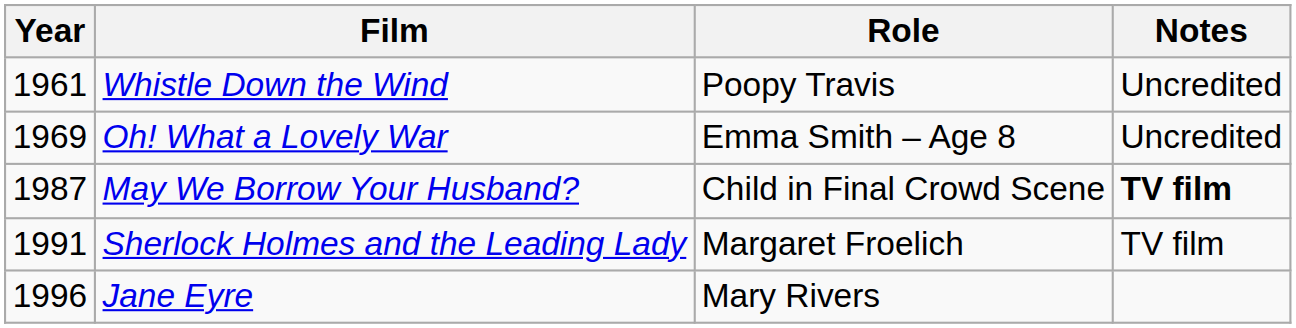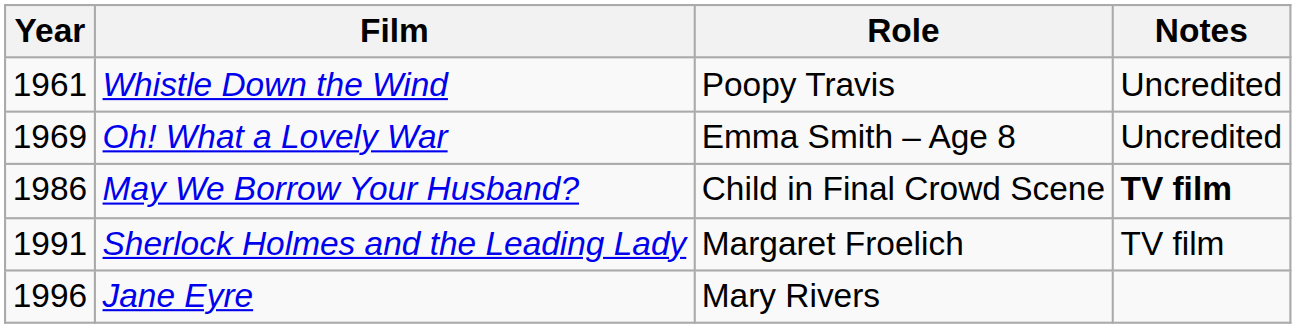(50, 190) 1987 -> (50, 190) 1986
